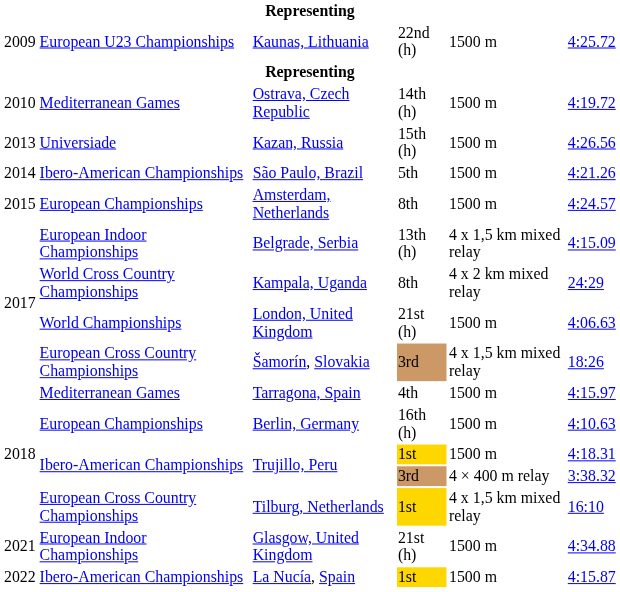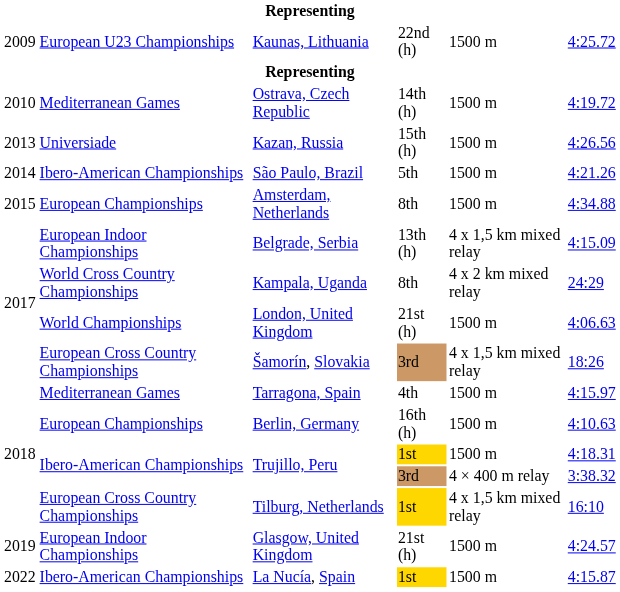(592, 203) 4:24.57 -> (592, 203) 4:34.88
(20, 546) 2021 -> (20, 546) 2019
(592, 546) 4:34.88 -> (592, 546) 4:24.57
